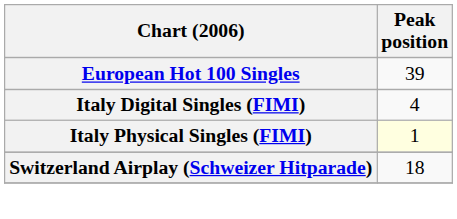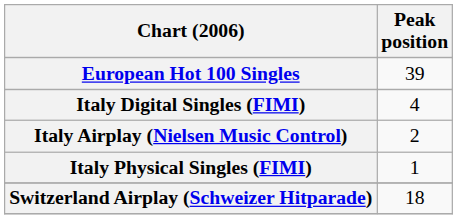+ row: (191, 135)
(415, 135) lightyellow background -> (415, 167) no background
